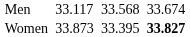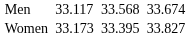(74, 28) 33.873 -> (74, 28) 33.173
(166, 28) bold -> (166, 28) normal
